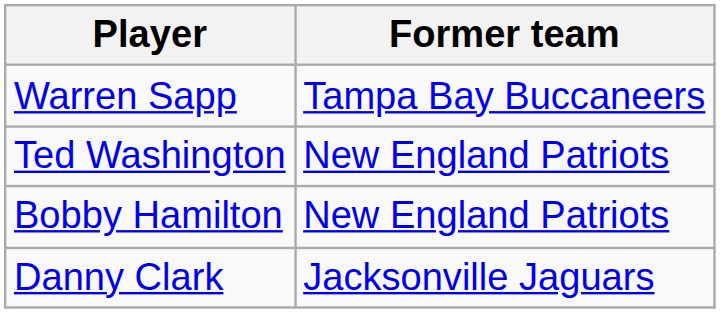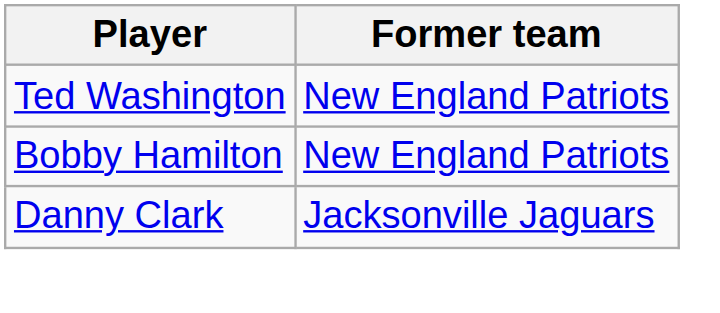- row: (125, 95)
